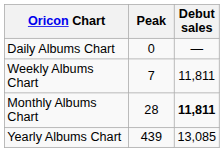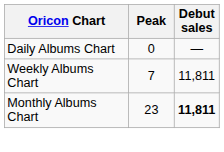(151, 110) 28 -> (151, 110) 23
- row: (64, 137)
